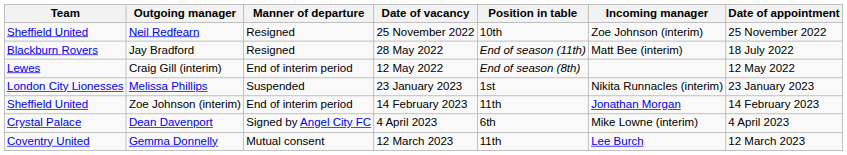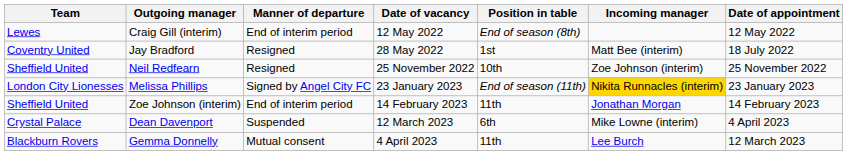rows swapped: (175, 68) <-> (164, 31)
(52, 50) Blackburn Rovers -> (48, 50) Coventry United
(533, 50) End of season (11th) -> (487, 50) 1st
(275, 86) Suspended -> (309, 86) Signed by Angel City FC
(487, 86) 1st -> (533, 86) End of season (11th)
(657, 86) no background -> (657, 86) gold background
(309, 123) Signed by Angel City FC -> (275, 123) Suspended
(407, 123) 4 April 2023 -> (415, 123) 12 March 2023
(48, 141) Coventry United -> (52, 141) Blackburn Rovers
(415, 141) 12 March 2023 -> (407, 141) 4 April 2023
